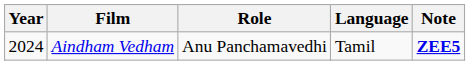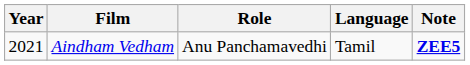(26, 45) 2024 -> (26, 45) 2021
